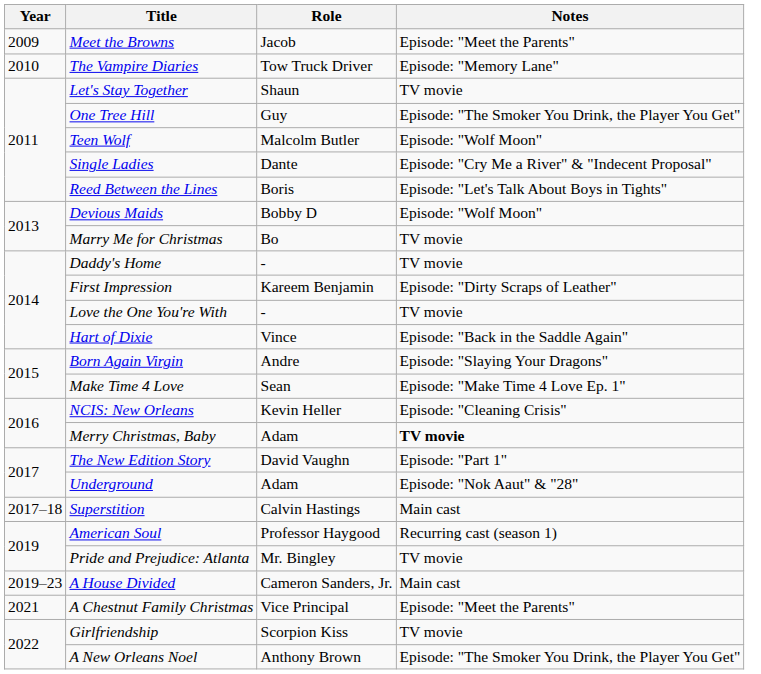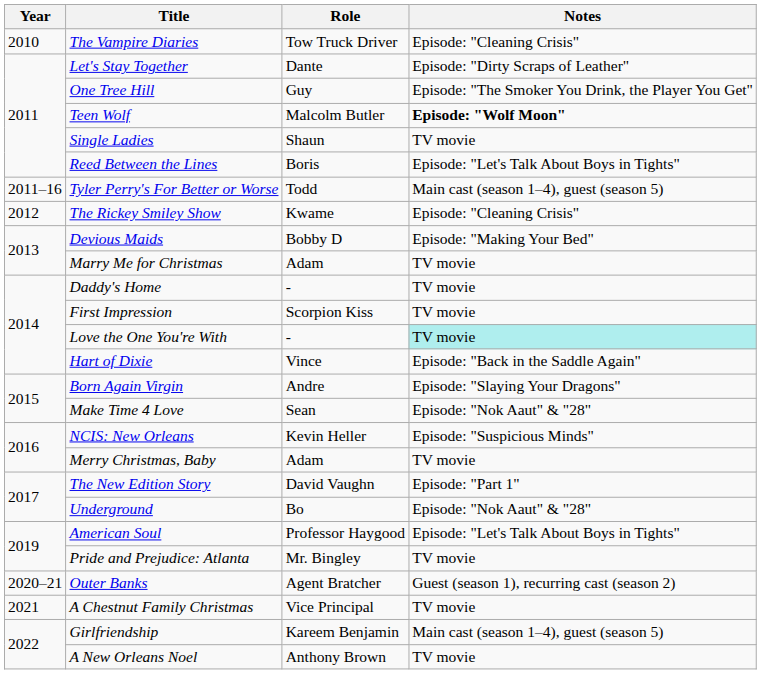- row: (122, 41)
(479, 66) Episode: "Memory Lane" -> (496, 41) Episode: "Cleaning Crisis"
(280, 90) Shaun -> (304, 66) Dante
(431, 90) TV movie -> (521, 66) Episode: "Dirty Scraps of Leather"
(471, 139) normal -> (489, 115) bold
(279, 164) Dante -> (305, 139) Shaun
(556, 164) Episode: "Cry Me a River" & "Indecent Proposal" -> (444, 139) TV movie
+ row: (174, 189)
+ row: (145, 213)
(471, 213) Episode: "Wolf Moon" -> (503, 238) Episode: "Making Your Bed"
(270, 238) Bo -> (305, 262) Adam
(317, 287) Kareem Benjamin -> (329, 312) Scorpion Kiss
(508, 287) Episode: "Dirty Scraps of Leather" -> (444, 312) TV movie
(431, 312) no background -> (444, 336) paleturquoise background
(513, 386) Episode: "Make Time 4 Love Ep. 1" -> (502, 410) Episode: "Nok Aaut" & "28"
(483, 410) Episode: "Cleaning Crisis" -> (503, 435) Episode: "Suspicious Minds"
(432, 435) bold -> (444, 459) normal
(279, 484) Adam -> (295, 509) Bo
- row: (107, 509)
(478, 533) Recurring cast (season 1) -> (546, 533) Episode: "Let's Talk About Boys in Tights"
- row: (122, 582)
+ row: (109, 582)
(487, 607) Episode: "Meet the Parents" -> (444, 607) TV movie
(304, 632) Scorpion Kiss -> (342, 632) Kareem Benjamin
(431, 632) TV movie -> (538, 632) Main cast (season 1–4), guest (season 5)
(570, 656) Episode: "The Smoker You Drink, the Player You Get" -> (444, 656) TV movie
